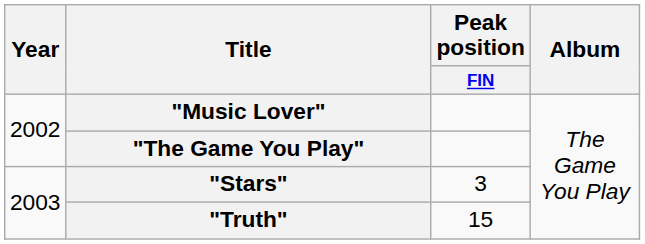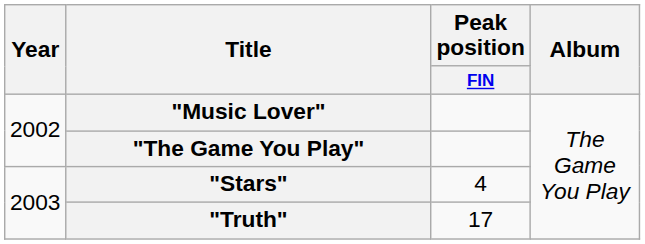(481, 184) 3 -> (481, 184) 4
(481, 220) 15 -> (481, 220) 17
